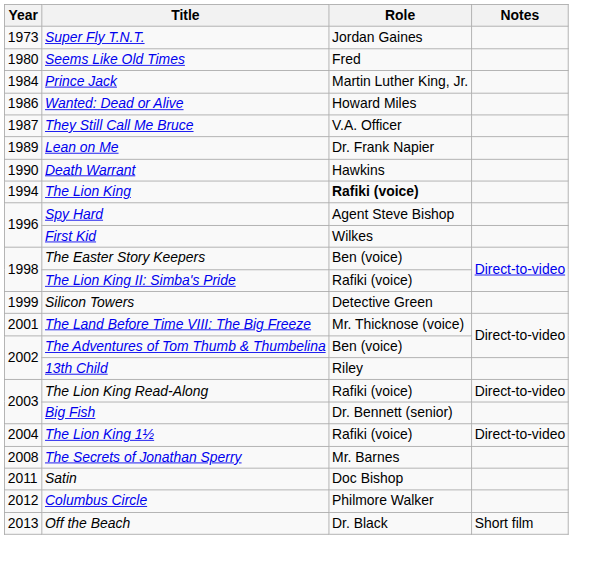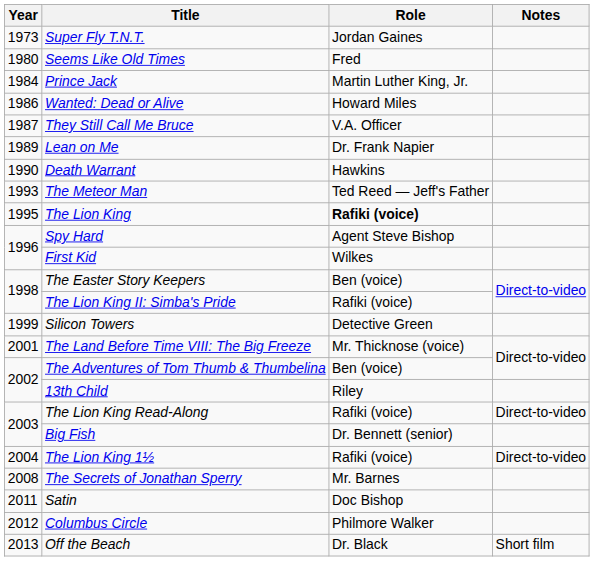+ row: (96, 192)
(23, 192) 1994 -> (23, 214) 1995
